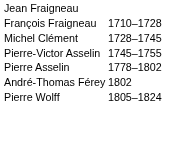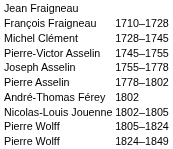+ row: (142, 68)
+ row: (142, 112)
+ row: (142, 141)
